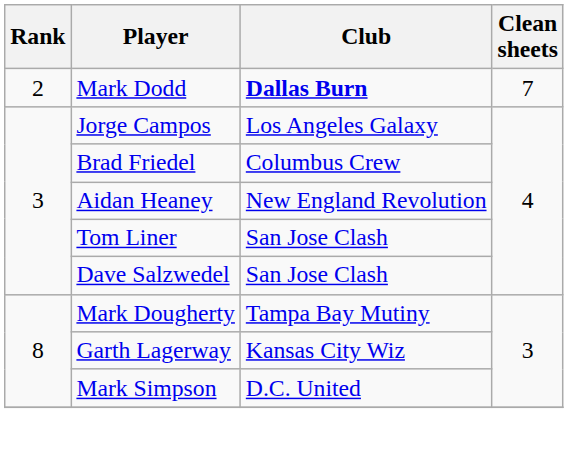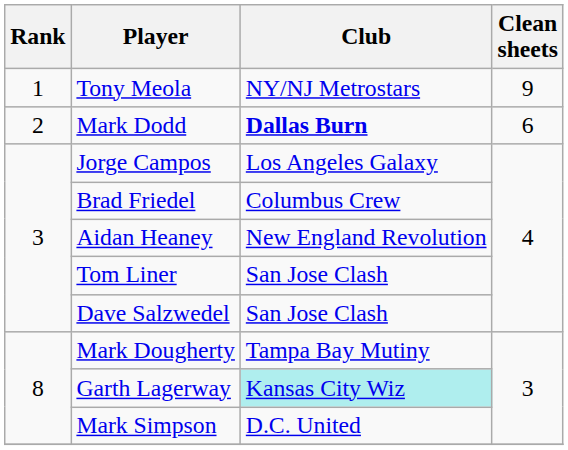+ row: (134, 87)
(528, 87) 7 -> (528, 125) 6
(325, 350) no background -> (325, 387) paleturquoise background
